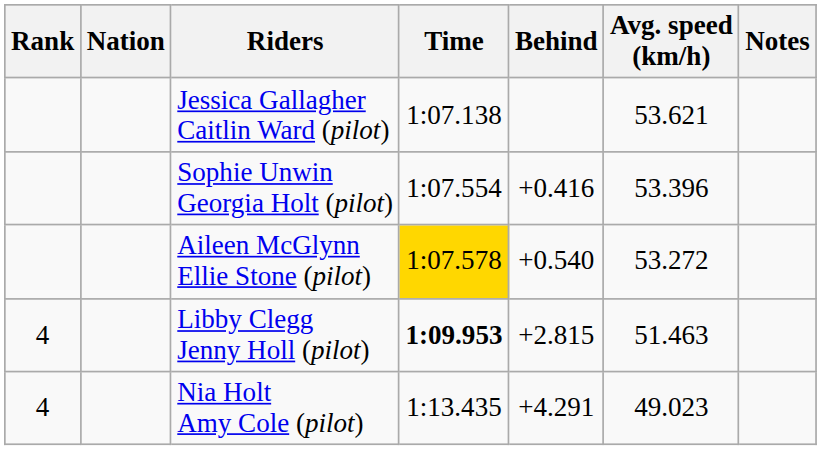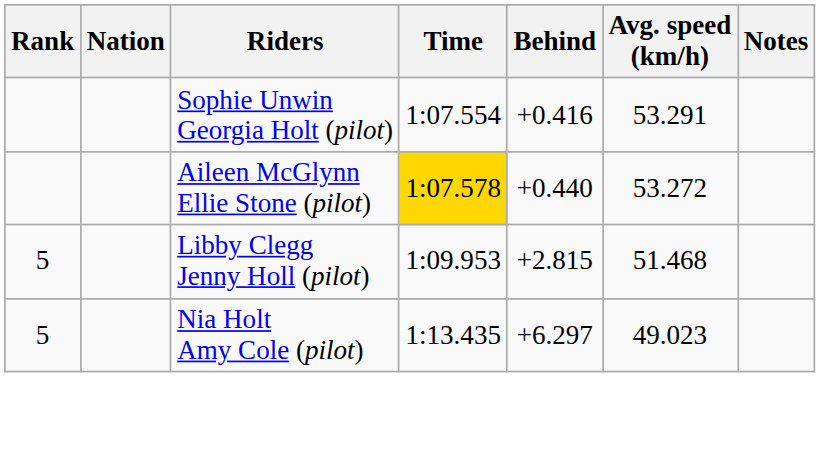- row: (283, 114)
(671, 187) 53.396 -> (670, 114) 53.291
(556, 261) +0.540 -> (555, 187) +0.440
(43, 334) 4 -> (43, 261) 5
(454, 334) bold -> (453, 261) normal
(671, 334) 51.463 -> (670, 261) 51.468
(43, 407) 4 -> (43, 334) 5
(556, 407) +4.291 -> (555, 334) +6.297
